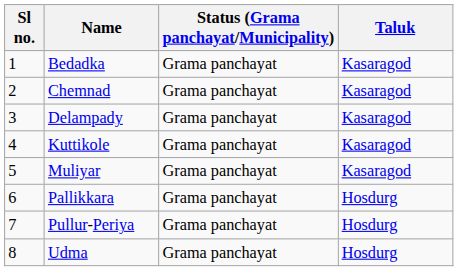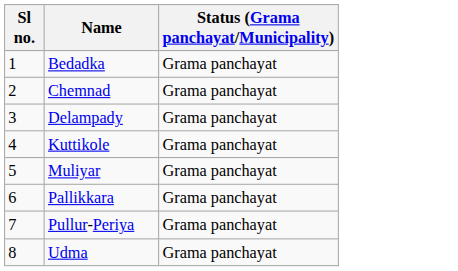- column: (395, 27)
